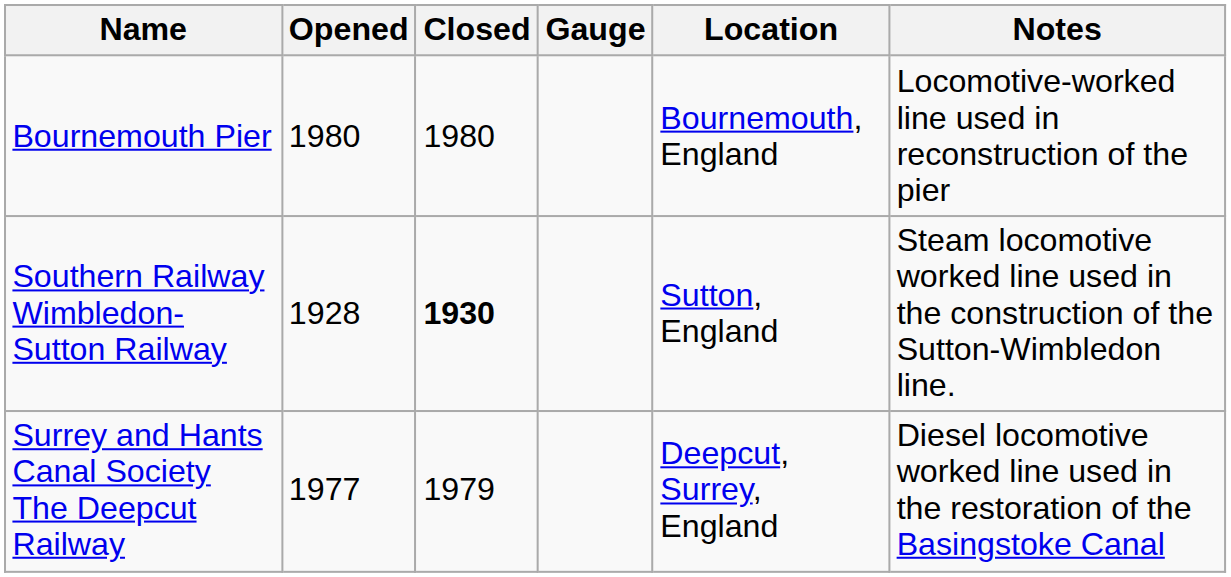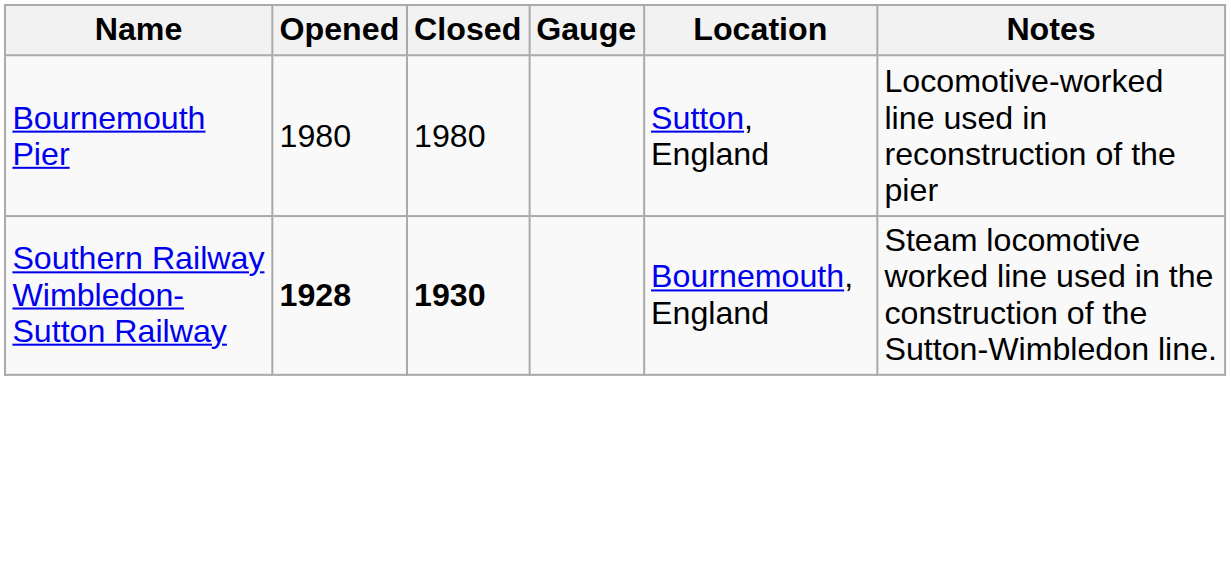(761, 135) Bournemouth, England -> (710, 135) Sutton, England
(325, 312) normal -> (315, 294) bold
(719, 312) Sutton, England -> (752, 294) Bournemouth, England
- row: (138, 490)
